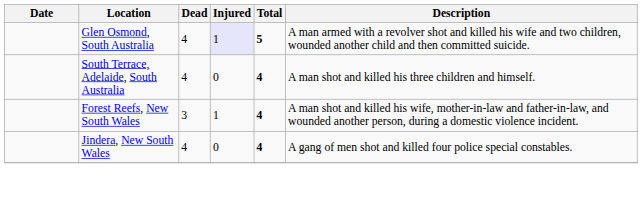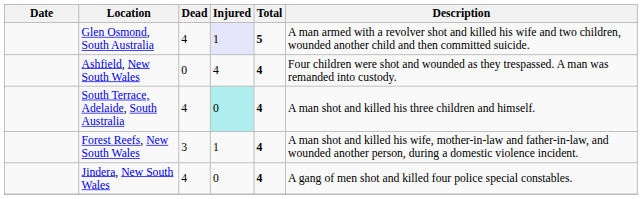+ row: (116, 70)
(216, 77) no background -> (216, 108) paleturquoise background
